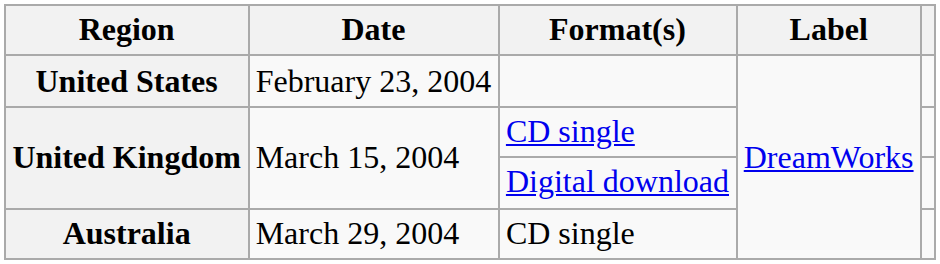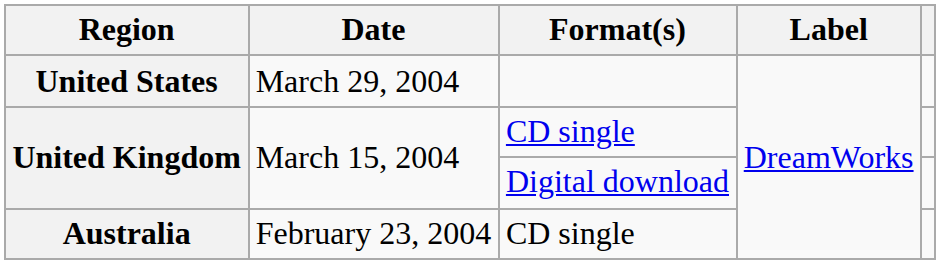(373, 80) February 23, 2004 -> (357, 80) March 29, 2004
(357, 232) March 29, 2004 -> (373, 232) February 23, 2004
